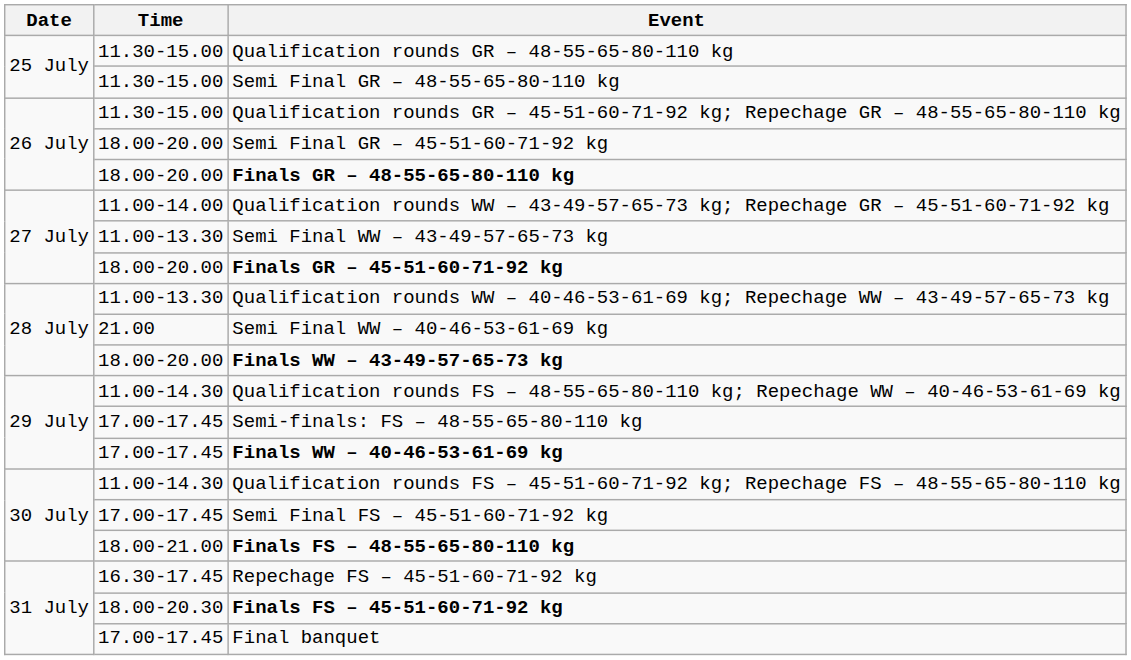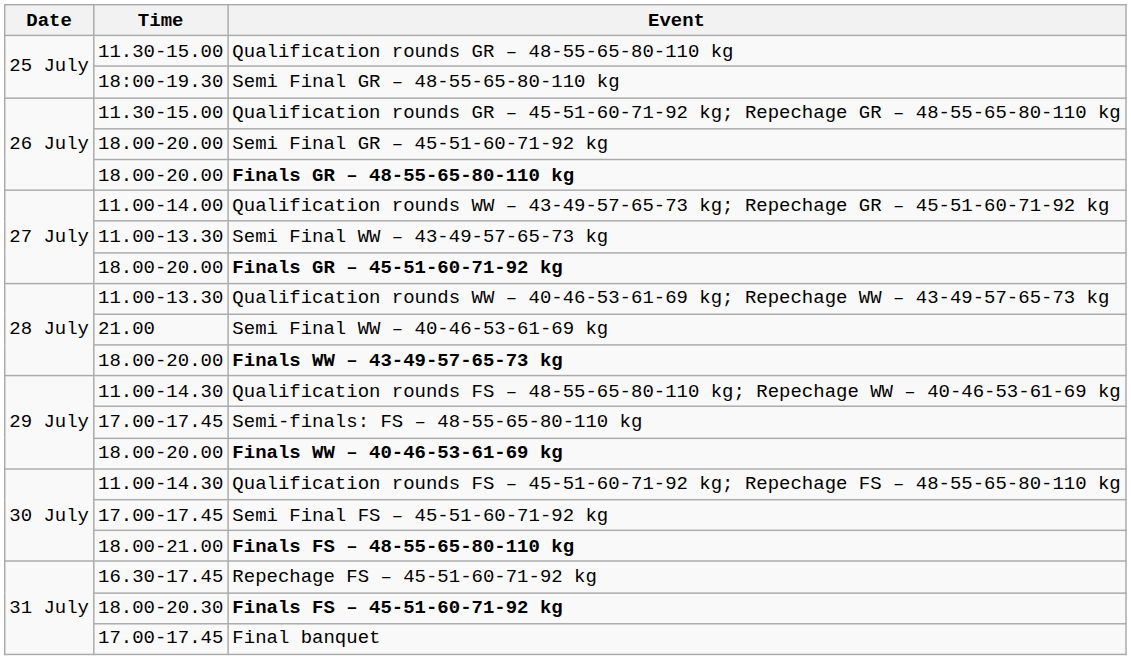(161, 82) 11.30-15.00 -> (161, 82) 18:00-19.30
(161, 453) 17.00-17.45 -> (161, 453) 18.00-20.00
